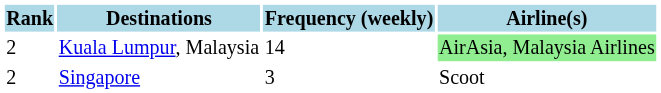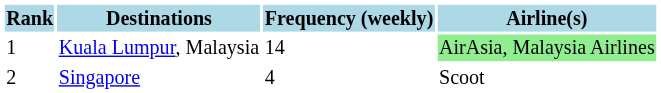(11, 47) 2 -> (11, 47) 1
(270, 77) 3 -> (270, 77) 4
